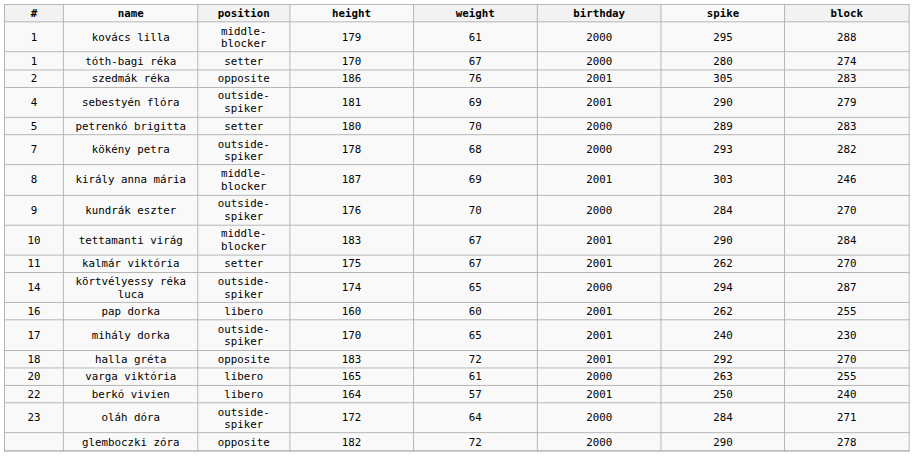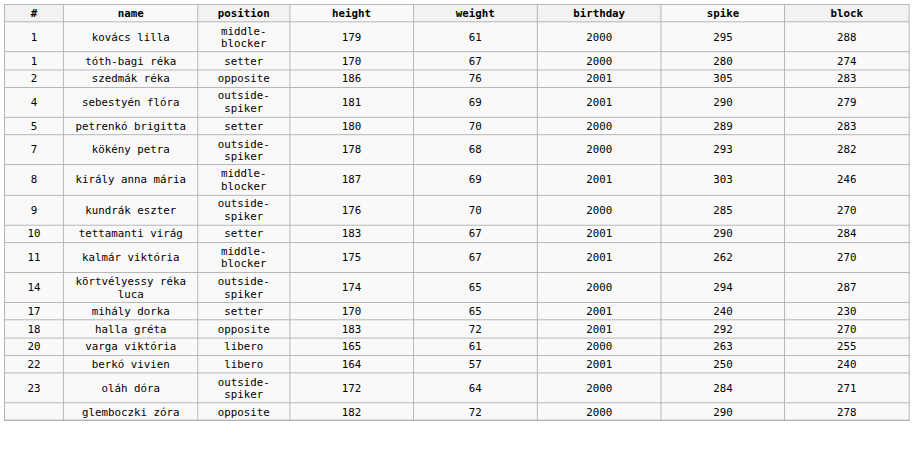(723, 210) 284 -> (723, 210) 285
(244, 240) middle-blocker -> (244, 234) setter
(244, 264) setter -> (244, 258) middle-blocker
- row: (131, 311)
(244, 335) outside-spiker -> (244, 311) setter
